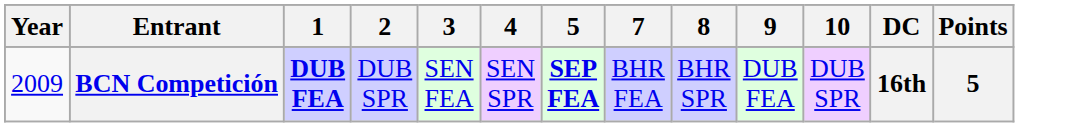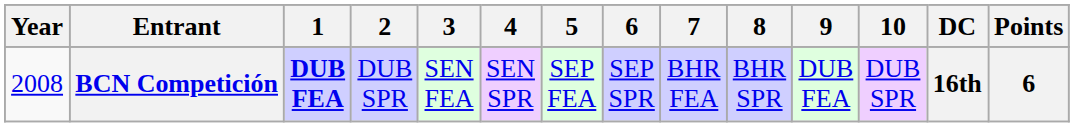+ column: (632, 25)
(37, 83) 2009 -> (37, 83) 2008
(573, 83) bold -> (572, 83) normal
(973, 83) 5 -> (1029, 83) 6
